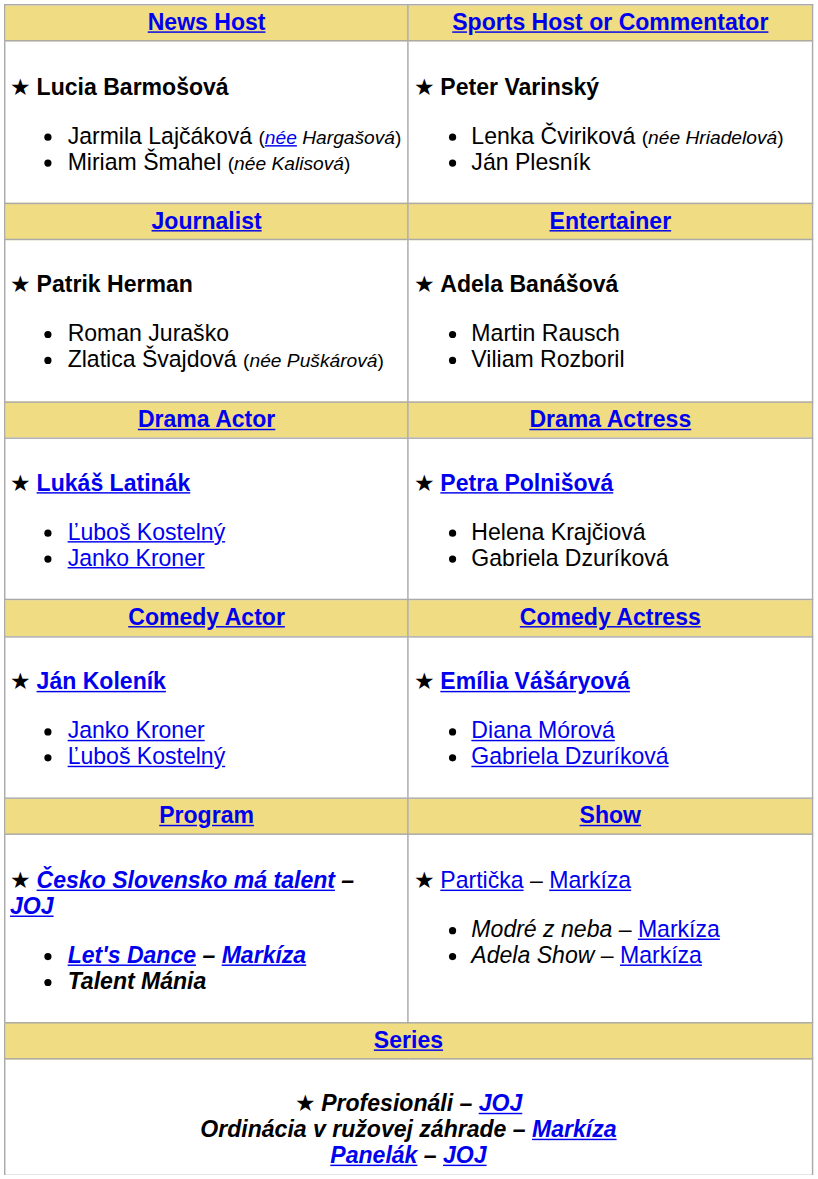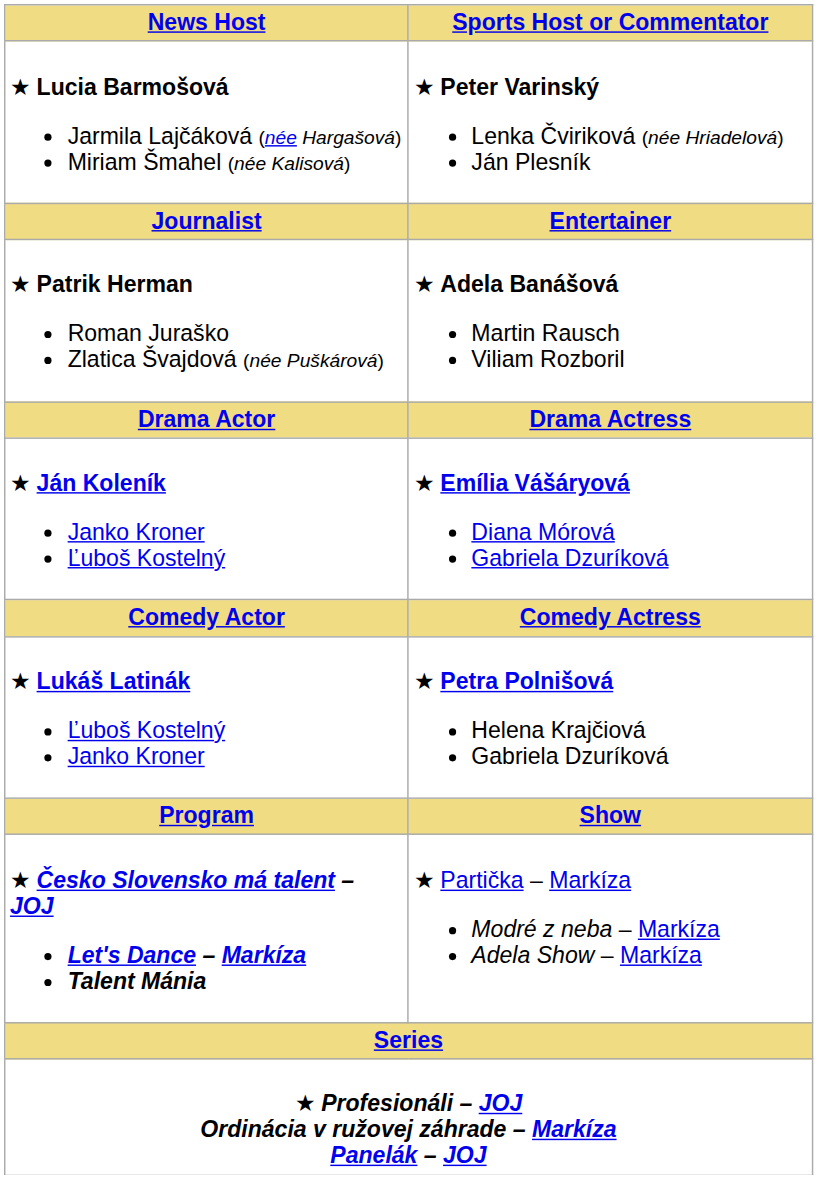rows swapped: (207, 719) <-> (207, 521)
